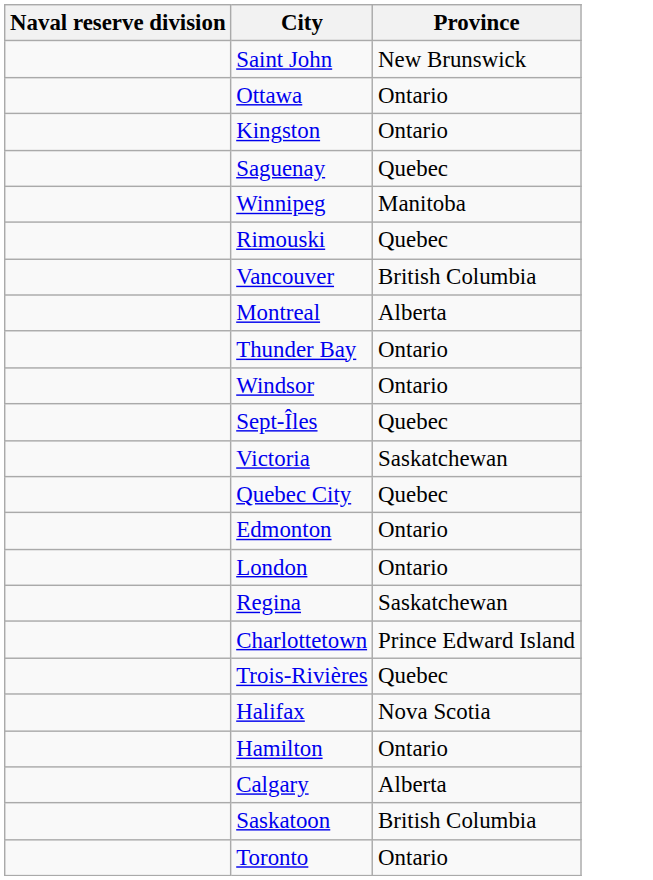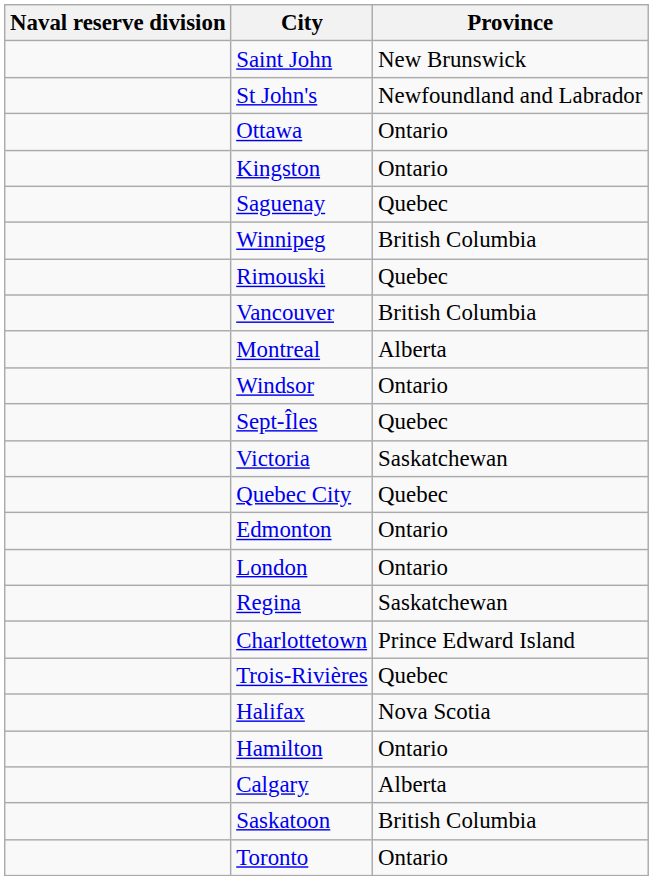+ row: (277, 95)
(422, 204) Manitoba -> (457, 240) British Columbia
- row: (296, 349)
